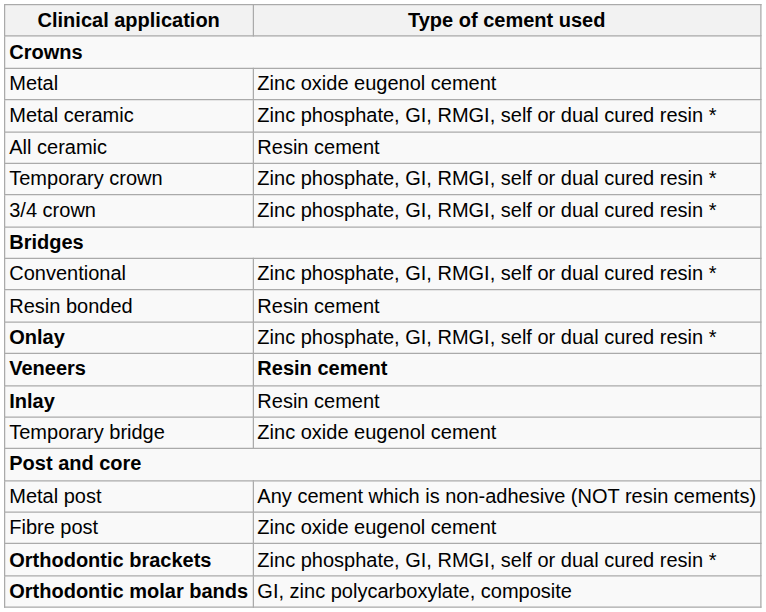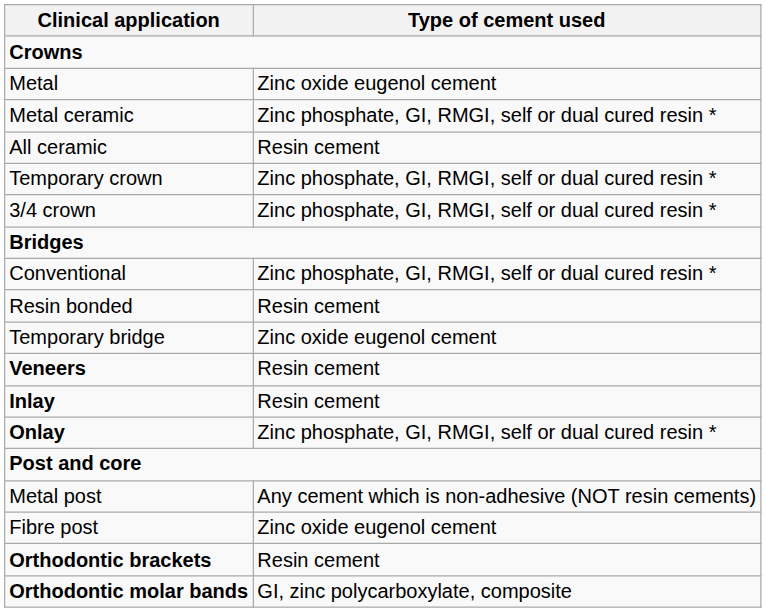rows swapped: (87, 432) <-> (37, 337)
(322, 369) bold -> (319, 369) normal
(487, 559) Zinc phosphate, GI, RMGI, self or dual cured resin * -> (319, 559) Resin cement
